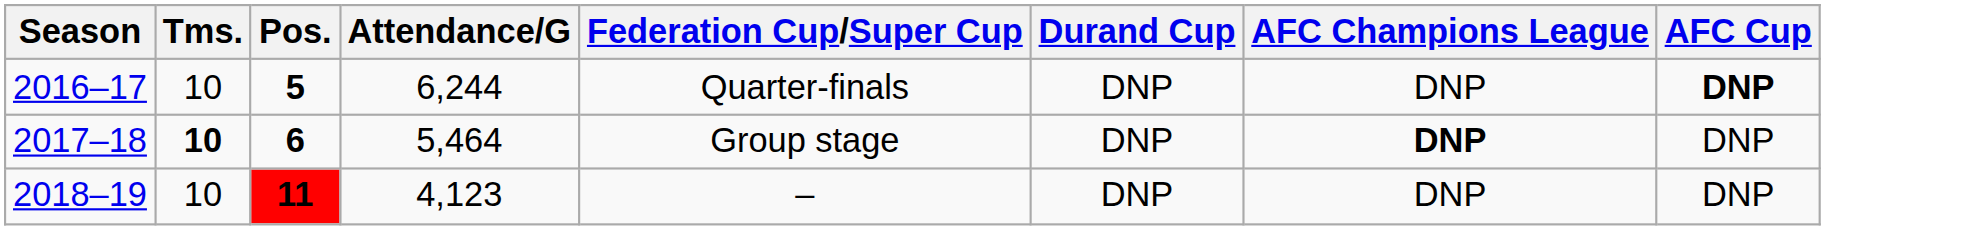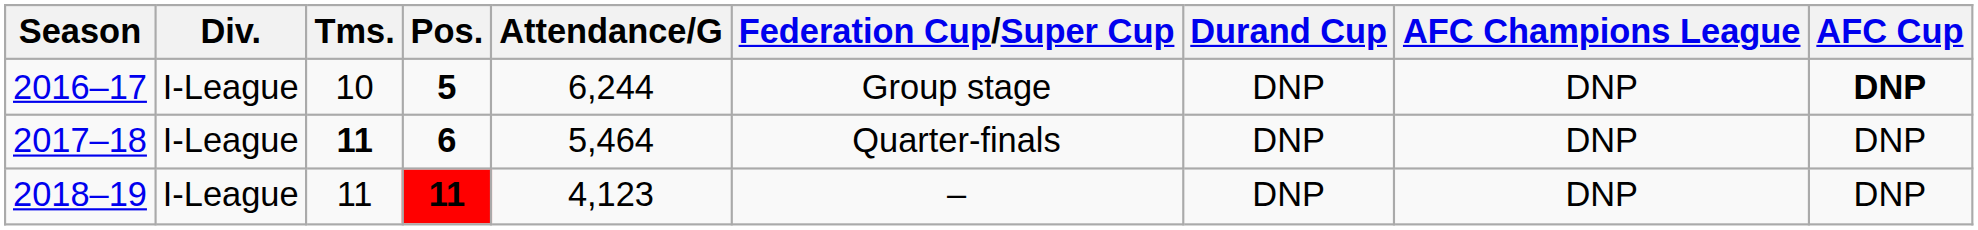+ column: (231, 31)
(805, 86) Quarter-finals -> (957, 86) Group stage
(203, 140) 10 -> (355, 140) 11
(805, 140) Group stage -> (957, 140) Quarter-finals
(1450, 140) bold -> (1602, 140) normal
(203, 195) 10 -> (355, 195) 11
